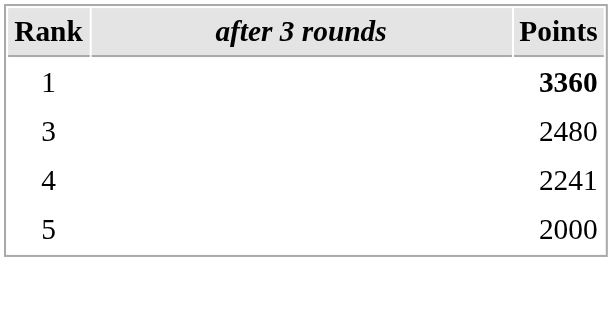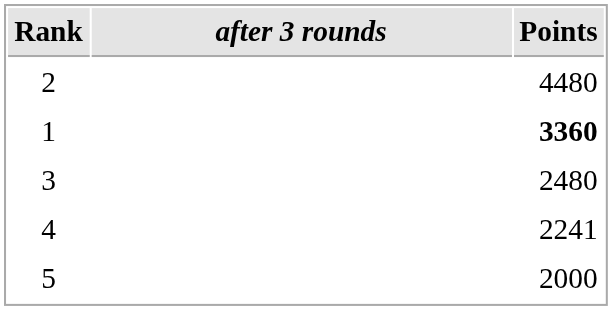+ row: (48, 82)
